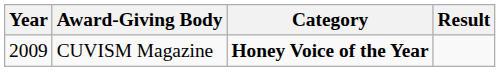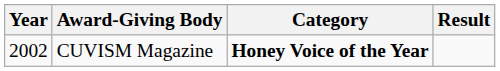(28, 50) 2009 -> (28, 50) 2002
